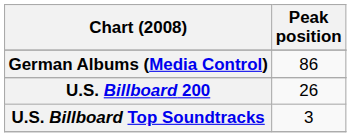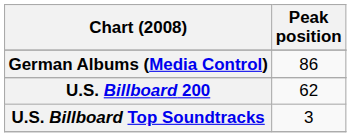(309, 90) 26 -> (309, 90) 62
